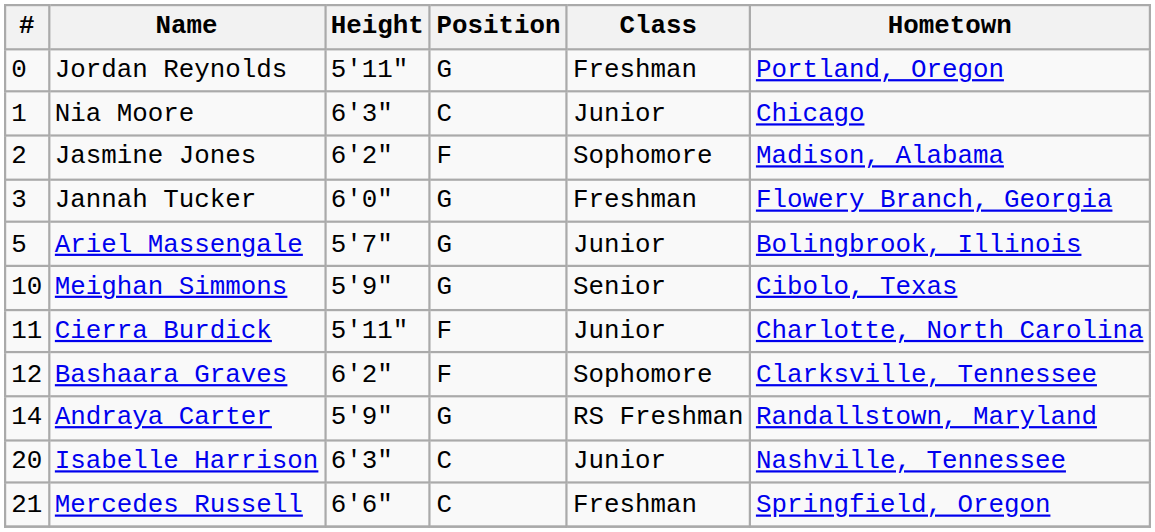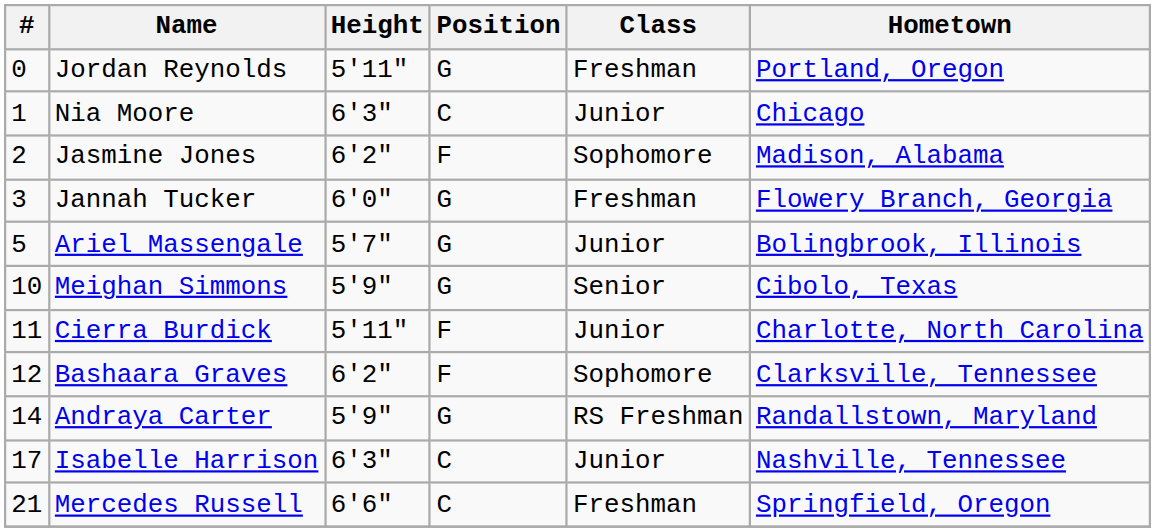(27, 461) 20 -> (27, 461) 17
